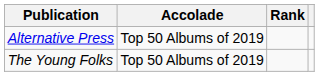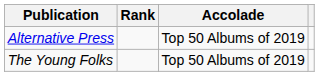columns swapped: (192, 15) <-> (288, 15)
